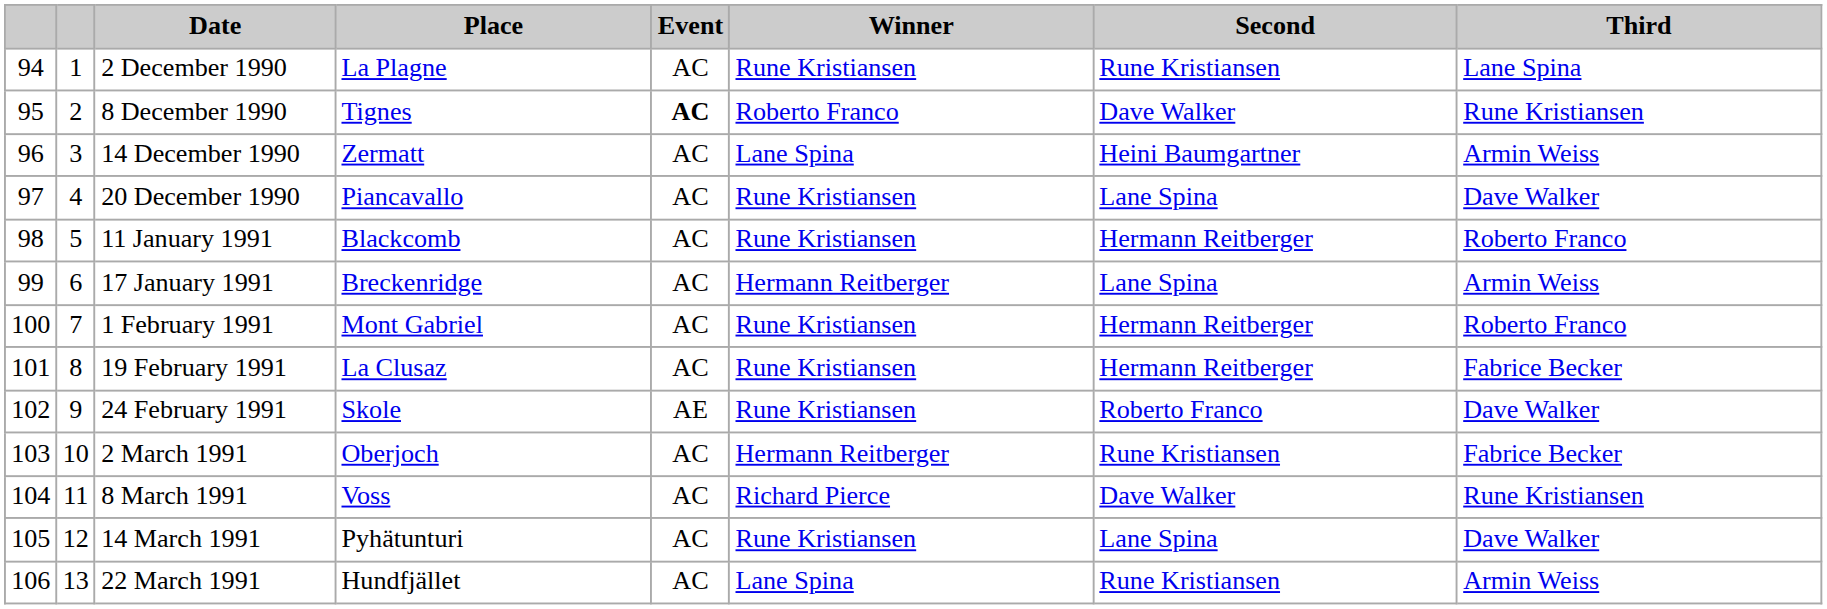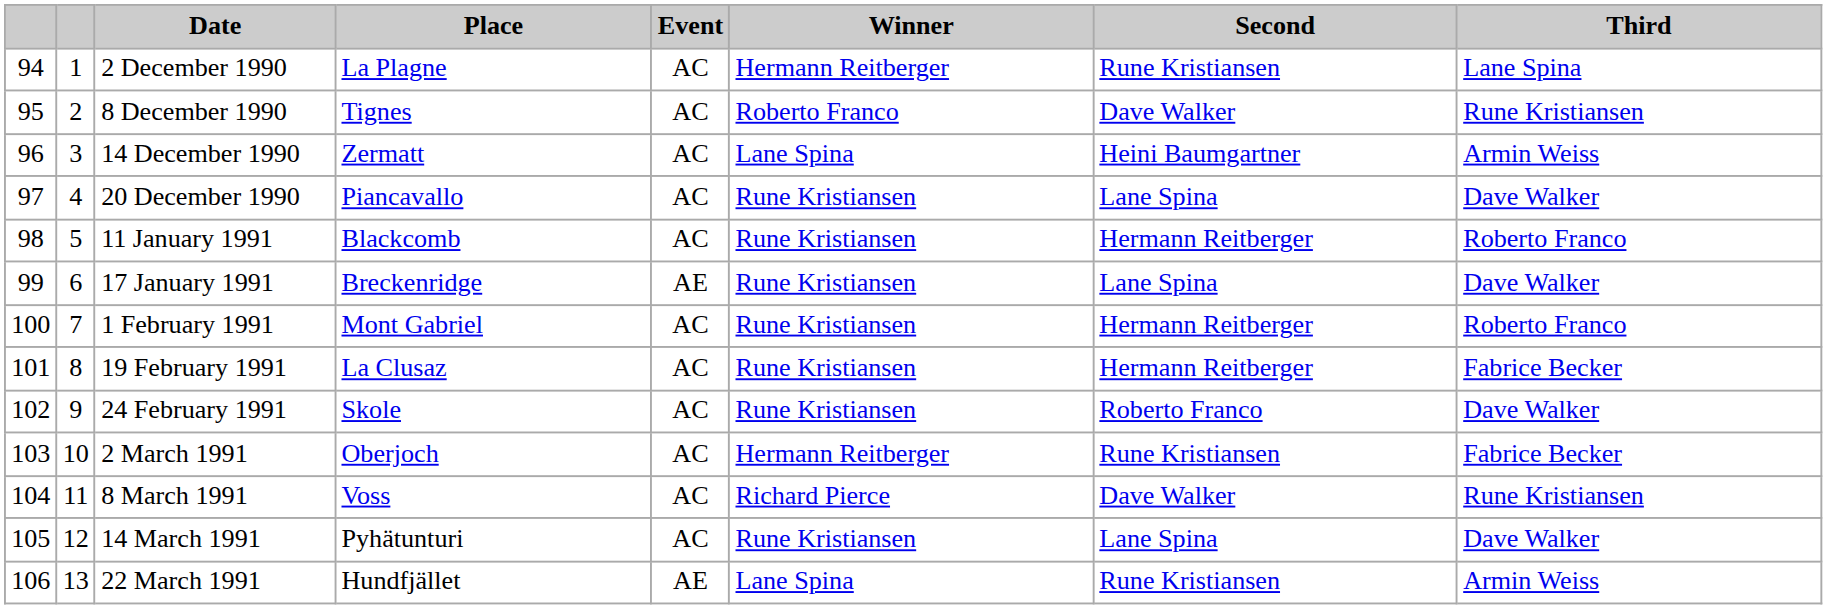(826, 68) Rune Kristiansen -> (842, 68) Hermann Reitberger
(690, 111) bold -> (690, 111) normal
(690, 282) AC -> (690, 282) AE
(842, 282) Hermann Reitberger -> (826, 282) Rune Kristiansen
(1531, 282) Armin Weiss -> (1531, 282) Dave Walker
(690, 410) AE -> (690, 410) AC
(690, 581) AC -> (690, 581) AE
